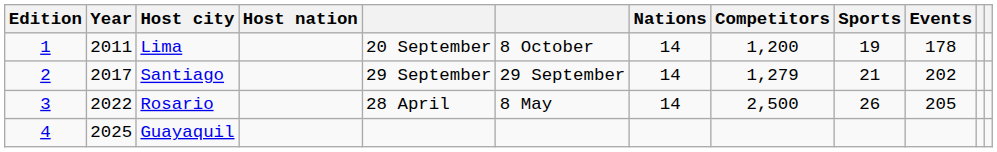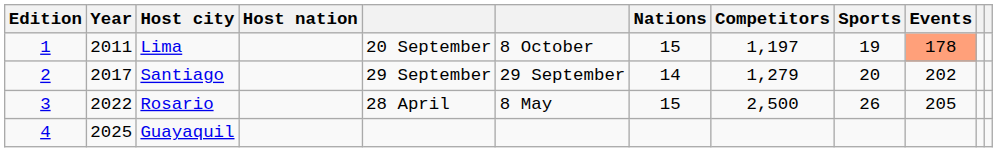(670, 47) 14 -> (670, 47) 15
(773, 47) 1,200 -> (773, 47) 1,197
(941, 47) no background -> (941, 47) lightsalmon background
(870, 76) 21 -> (870, 76) 20
(670, 104) 14 -> (670, 104) 15
